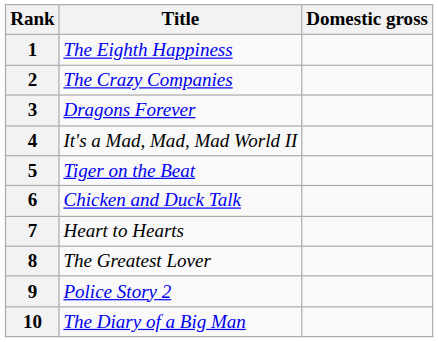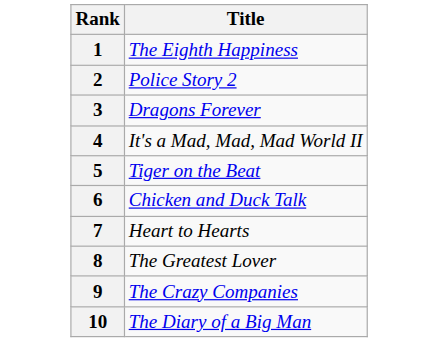- column: (367, 19)
(148, 79) The Crazy Companies -> (183, 79) Police Story 2
(117, 291) Police Story 2 -> (213, 291) The Crazy Companies
